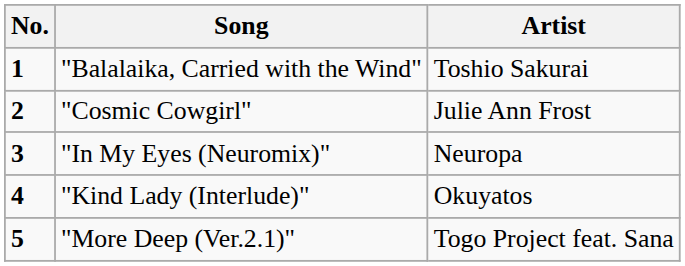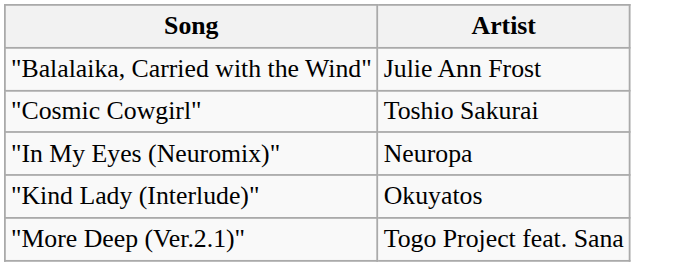- column: (30, 26)
(511, 68) Toshio Sakurai -> (462, 68) Julie Ann Frost
(512, 111) Julie Ann Frost -> (461, 111) Toshio Sakurai
